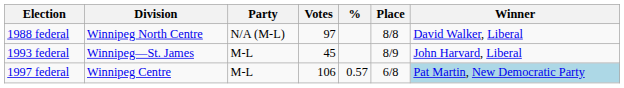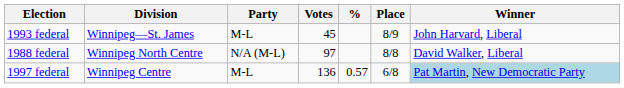rows swapped: (38, 33) <-> (38, 53)
(327, 72) 106 -> (327, 72) 136
